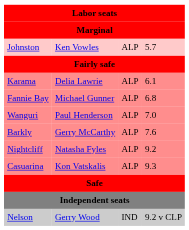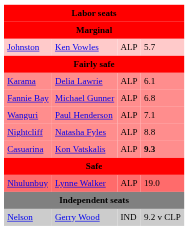(151, 115) 7.0 -> (150, 115) 7.1
- row: (19, 132)
(151, 149) 9.2 -> (150, 132) 8.8
(151, 166) normal -> (150, 149) bold
+ row: (28, 183)
